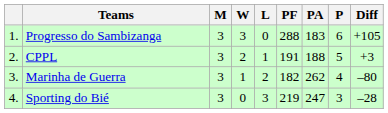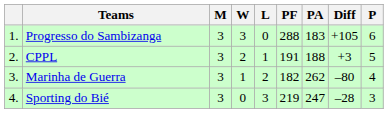columns swapped: (367, 14) <-> (339, 14)
